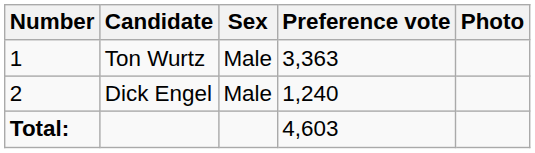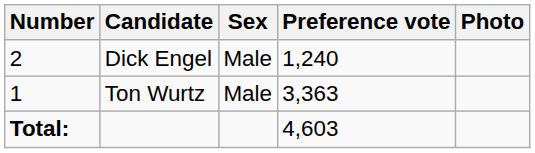rows swapped: (155, 57) <-> (158, 93)
